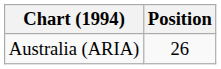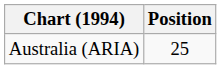(180, 48) 26 -> (180, 48) 25
